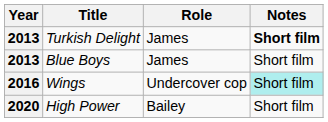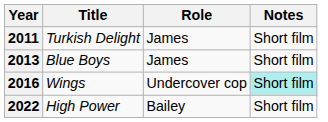(24, 38) 2013 -> (24, 38) 2011
(287, 38) bold -> (284, 38) normal
(24, 106) 2020 -> (24, 106) 2022
